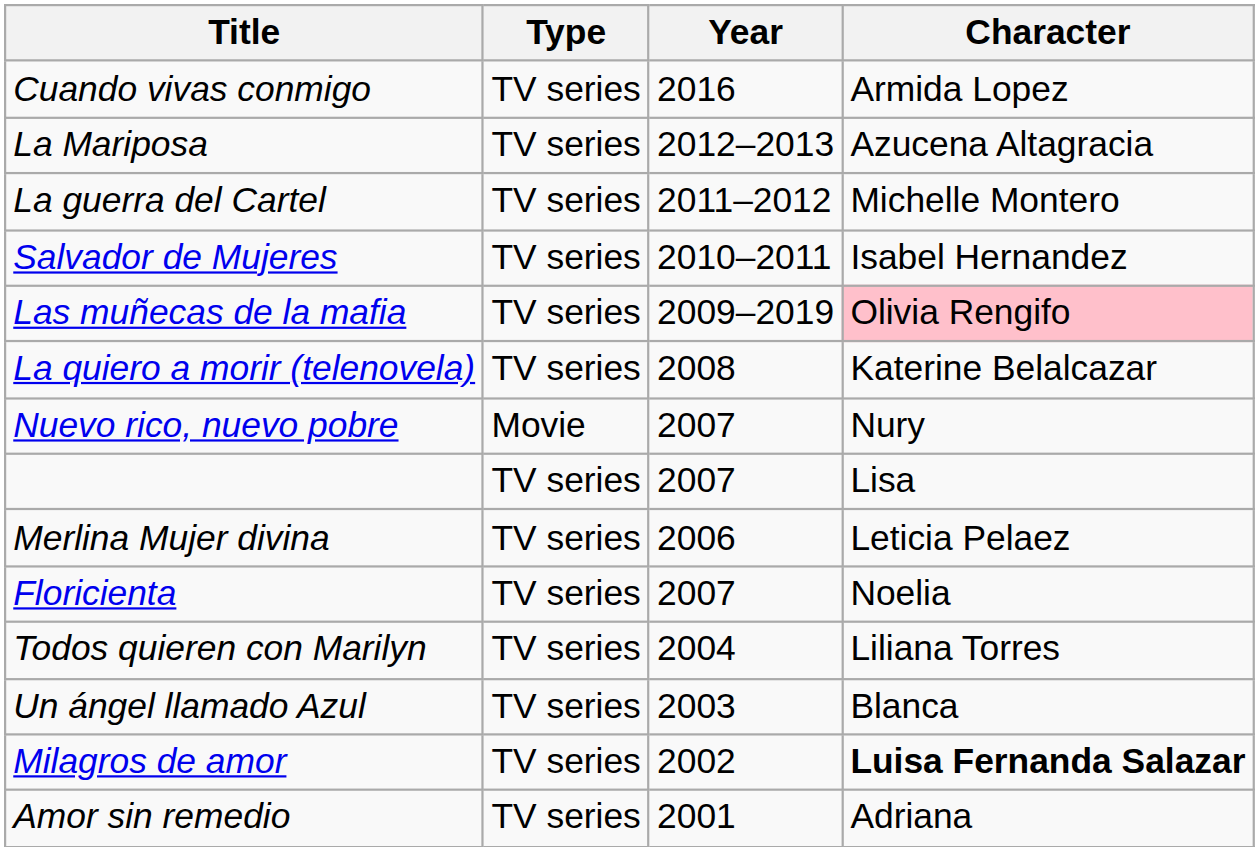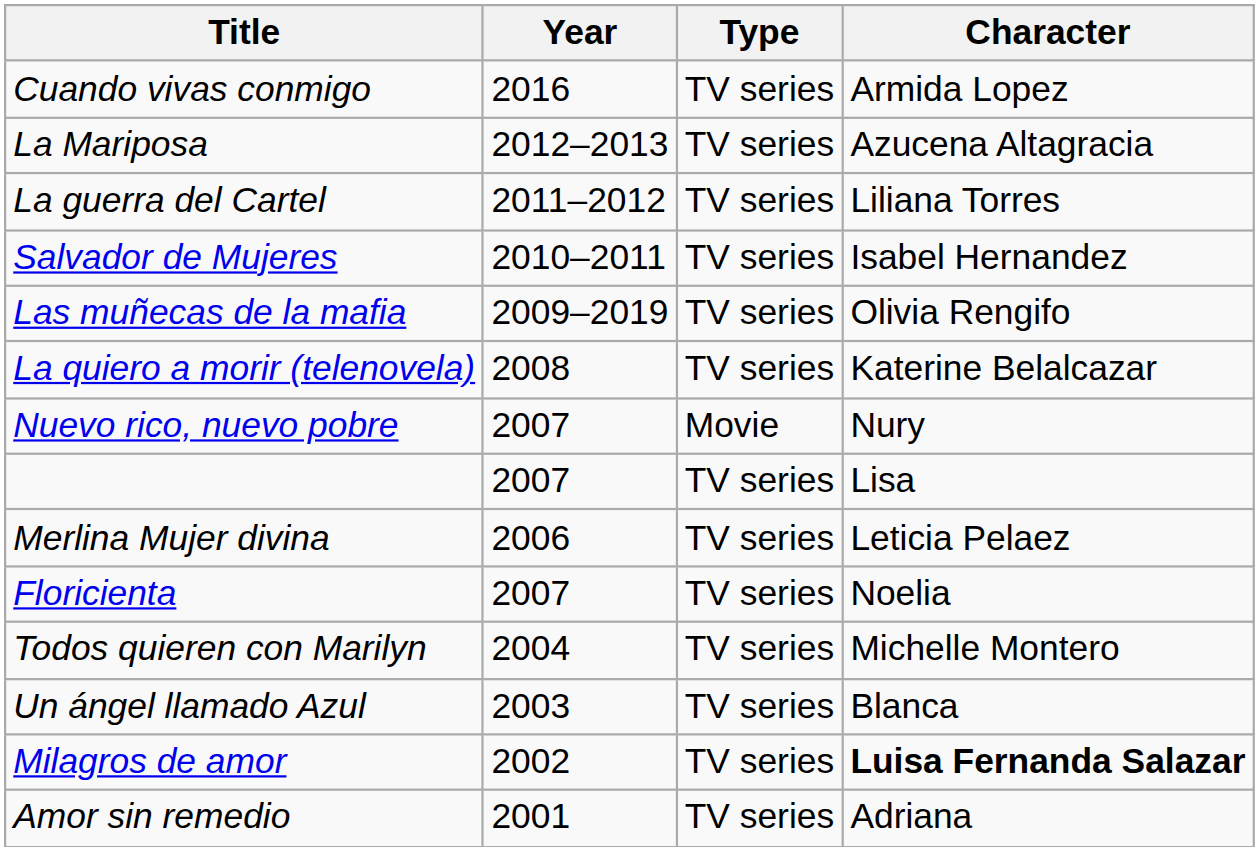columns swapped: (746, 32) <-> (566, 32)
(985, 200) Michelle Montero -> (955, 200) Liliana Torres
(960, 312) pink background -> (960, 312) no background
(955, 649) Liliana Torres -> (985, 649) Michelle Montero
